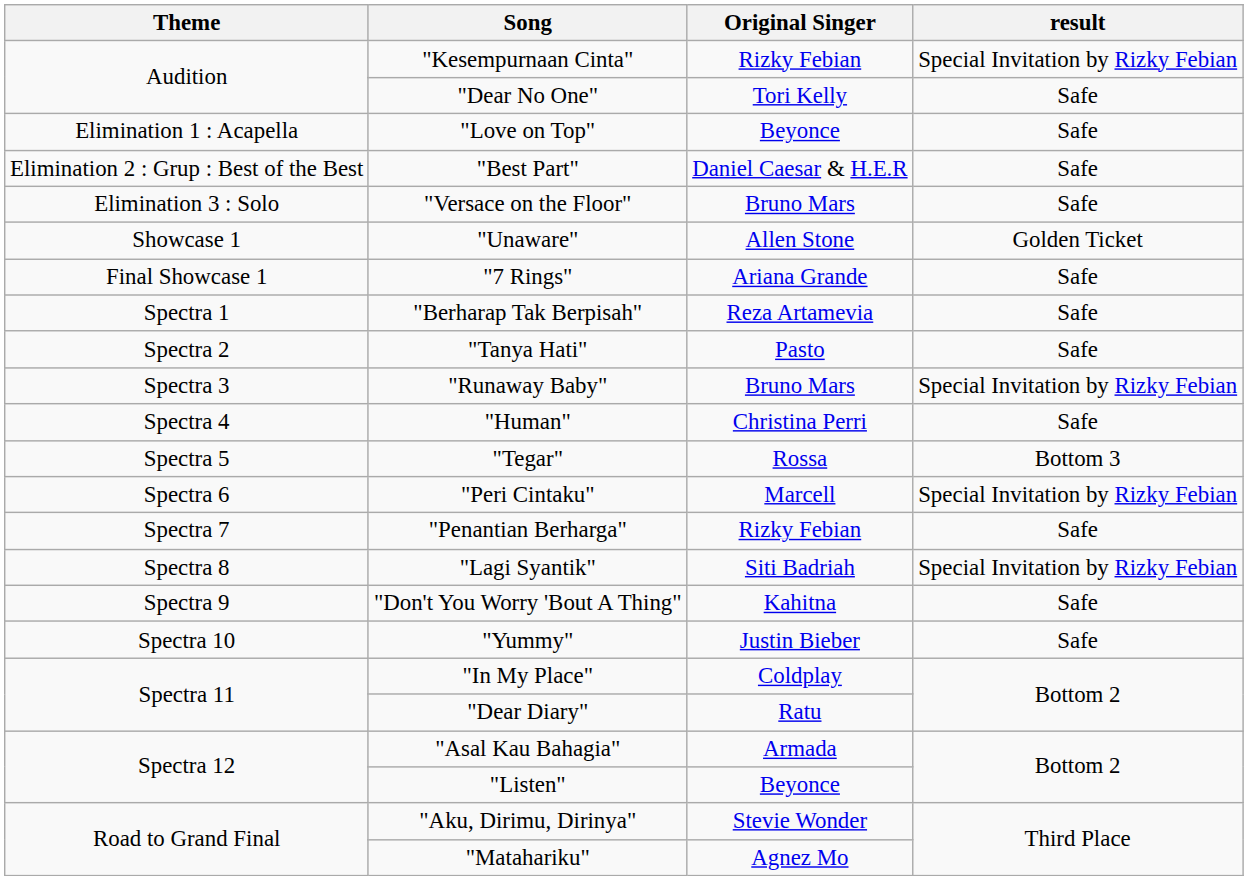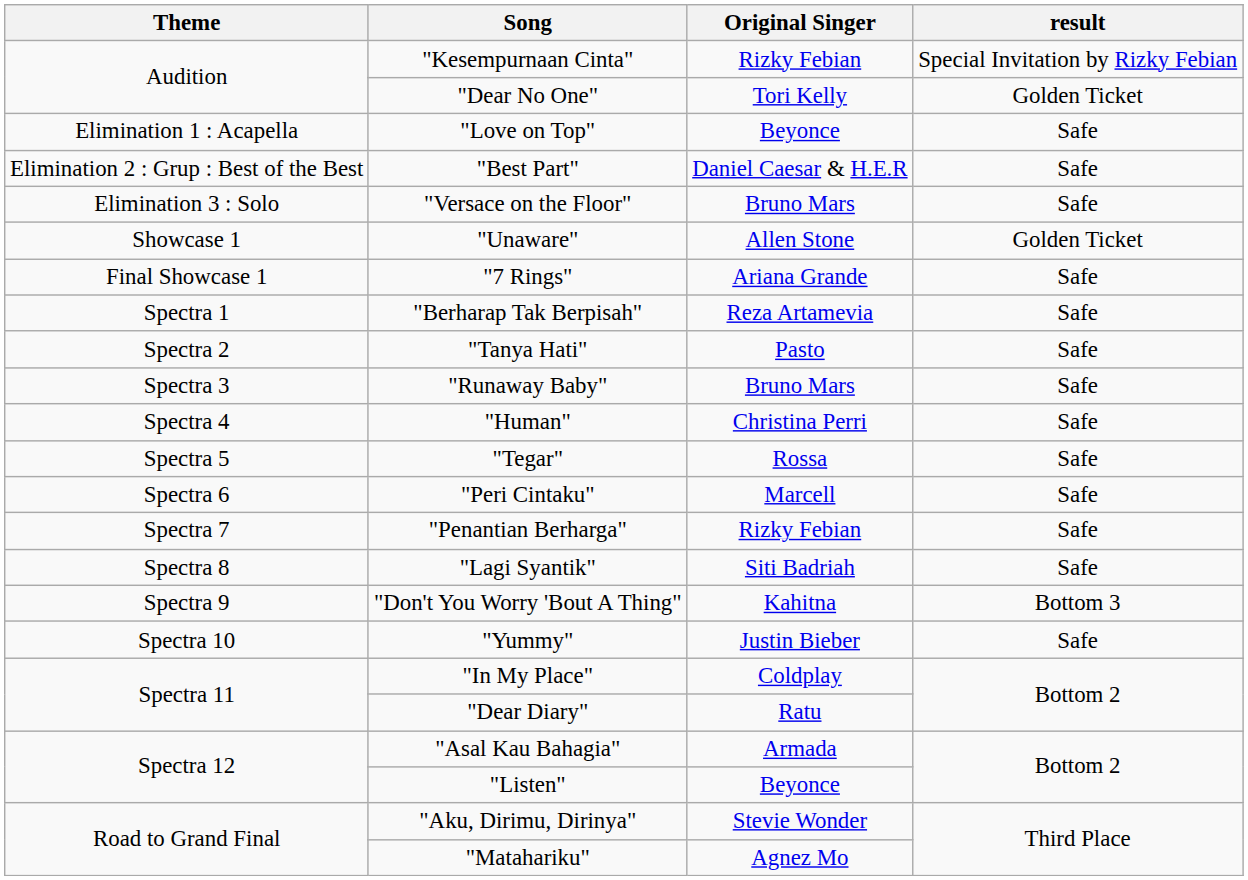(1078, 95) Safe -> (1078, 95) Golden Ticket
(1078, 385) Special Invitation by Rizky Febian -> (1078, 385) Safe
(1078, 458) Bottom 3 -> (1078, 458) Safe
(1078, 494) Special Invitation by Rizky Febian -> (1078, 494) Safe
(1078, 566) Special Invitation by Rizky Febian -> (1078, 566) Safe
(1078, 603) Safe -> (1078, 603) Bottom 3
